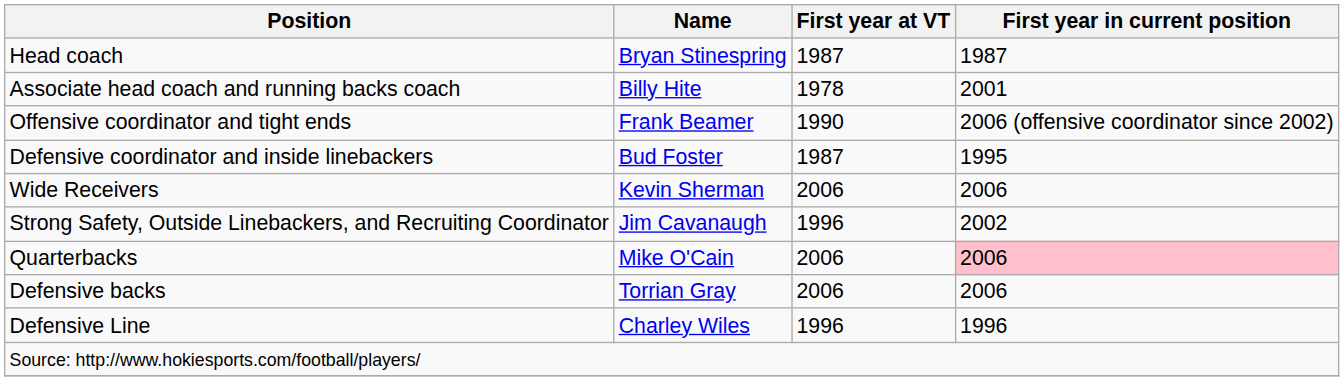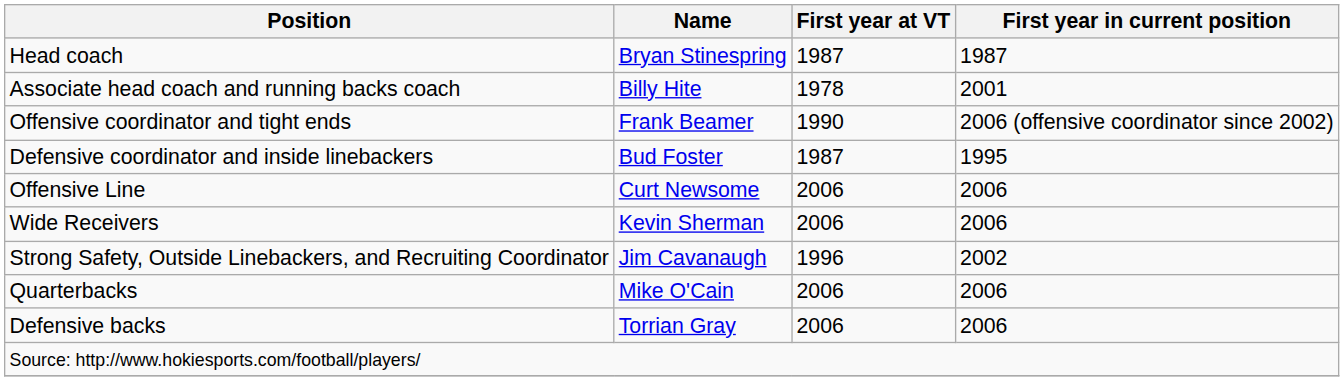+ row: (77, 190)
(984, 257) pink background -> (984, 291) no background
- row: (80, 325)
